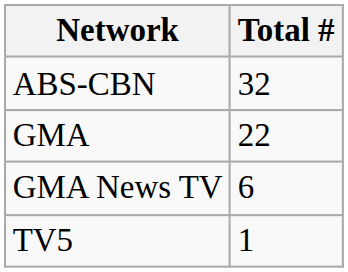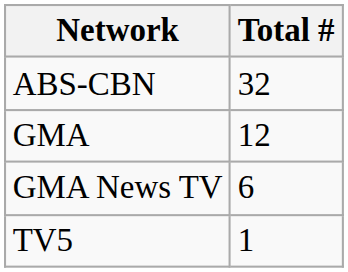(254, 135) 22 -> (254, 135) 12
